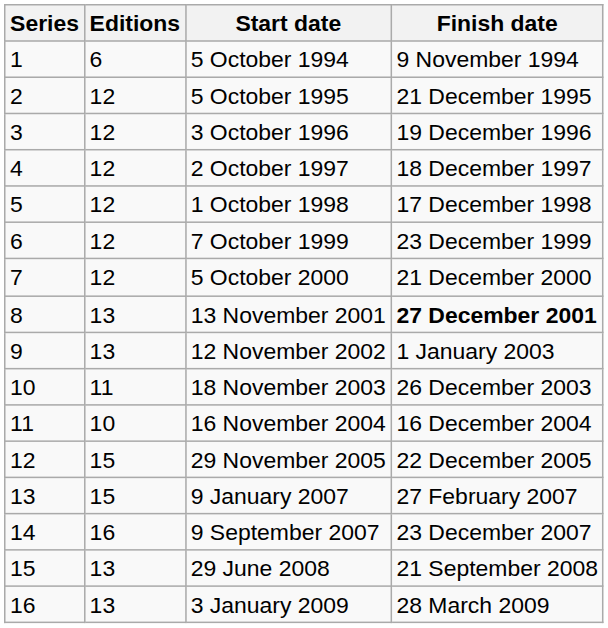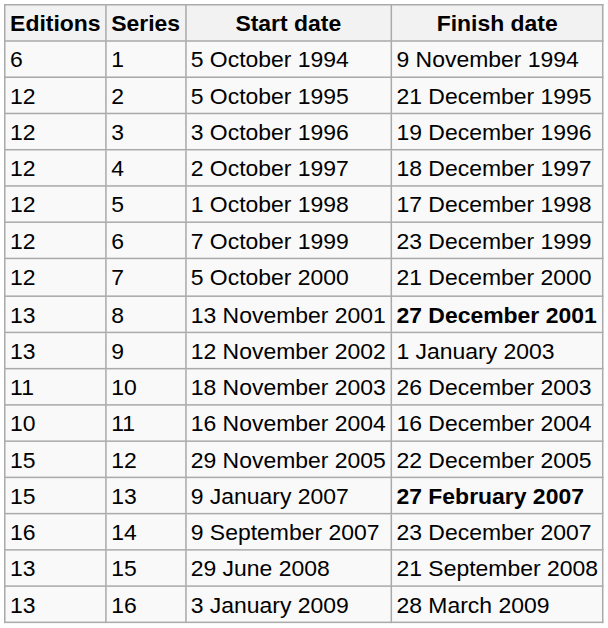columns swapped: (45, 23) <-> (135, 23)
(487, 495) normal -> (490, 495) bold
